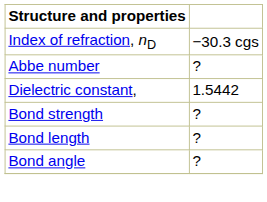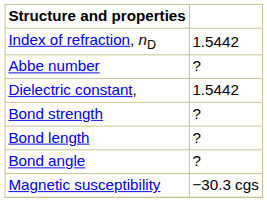(226, 41) −30.3 cgs -> (216, 41) 1.5442
+ row: (84, 185)
